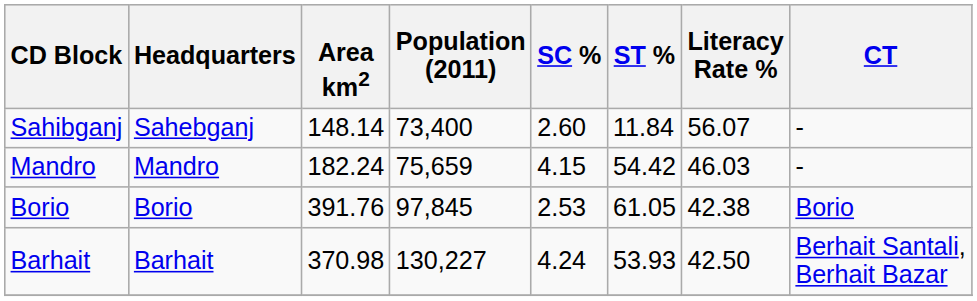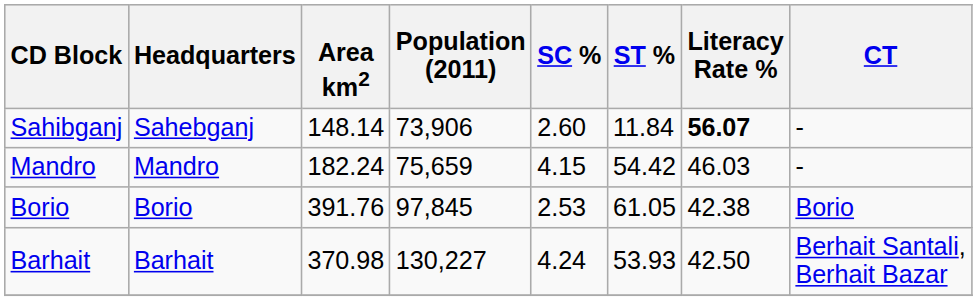(434, 127) 73,400 -> (434, 127) 73,906
(719, 127) normal -> (719, 127) bold
